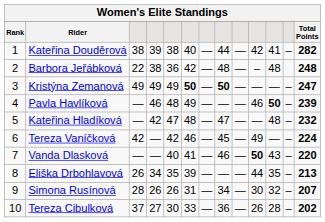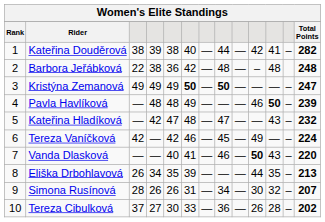(155, 103) 46 -> (155, 103) 48
(274, 120) 48 -> (274, 120) 43
